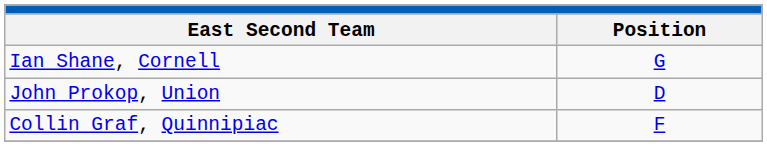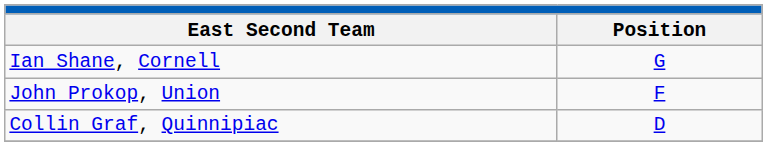(660, 93) D -> (660, 93) F
(660, 125) F -> (660, 125) D
